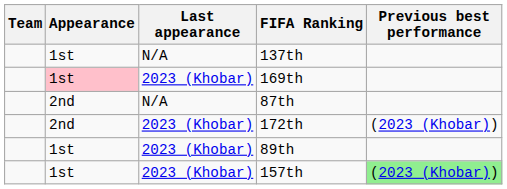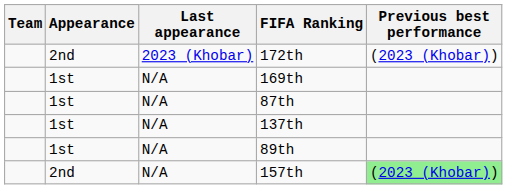rows swapped: (282, 126) <-> (282, 56)
(62, 79) pink background -> (62, 79) no background
(198, 79) 2023 (Khobar) -> (155, 79) N/A
(62, 103) 2nd -> (62, 103) 1st
(198, 149) 2023 (Khobar) -> (155, 149) N/A
(62, 173) 1st -> (62, 173) 2nd
(198, 173) 2023 (Khobar) -> (155, 173) N/A
